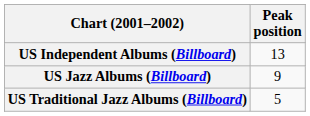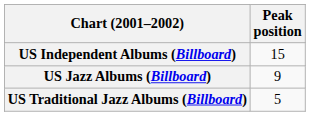(278, 54) 13 -> (278, 54) 15
